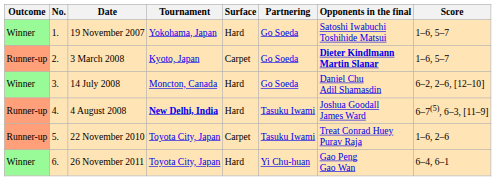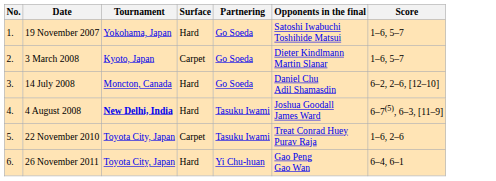- column: (27, 12)
(357, 58) bold -> (309, 58) normal
